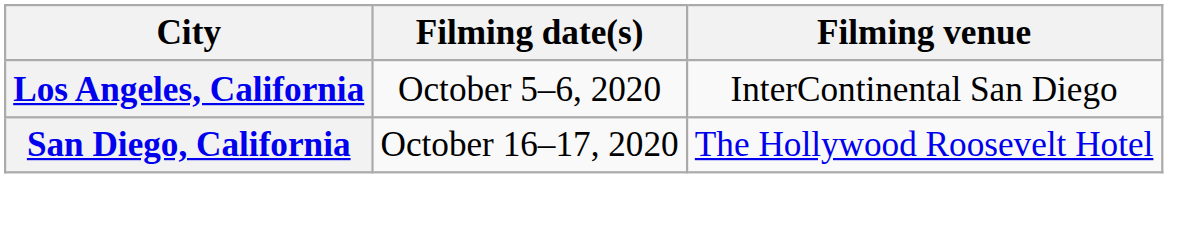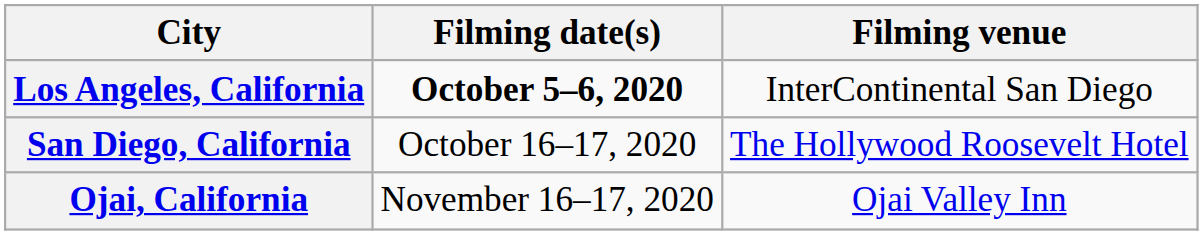(530, 88) normal -> (547, 88) bold
+ row: (189, 199)
